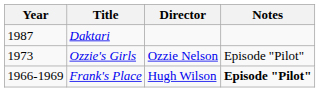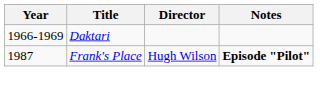(20, 35) 1987 -> (35, 35) 1966-1969
- row: (103, 55)
(35, 76) 1966-1969 -> (20, 55) 1987
